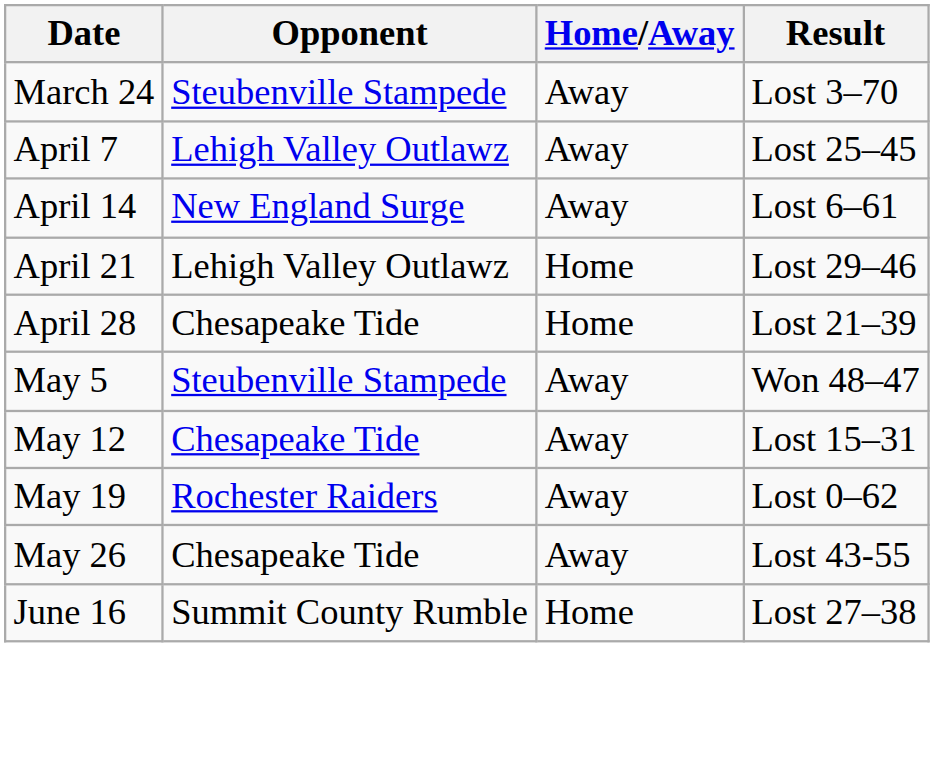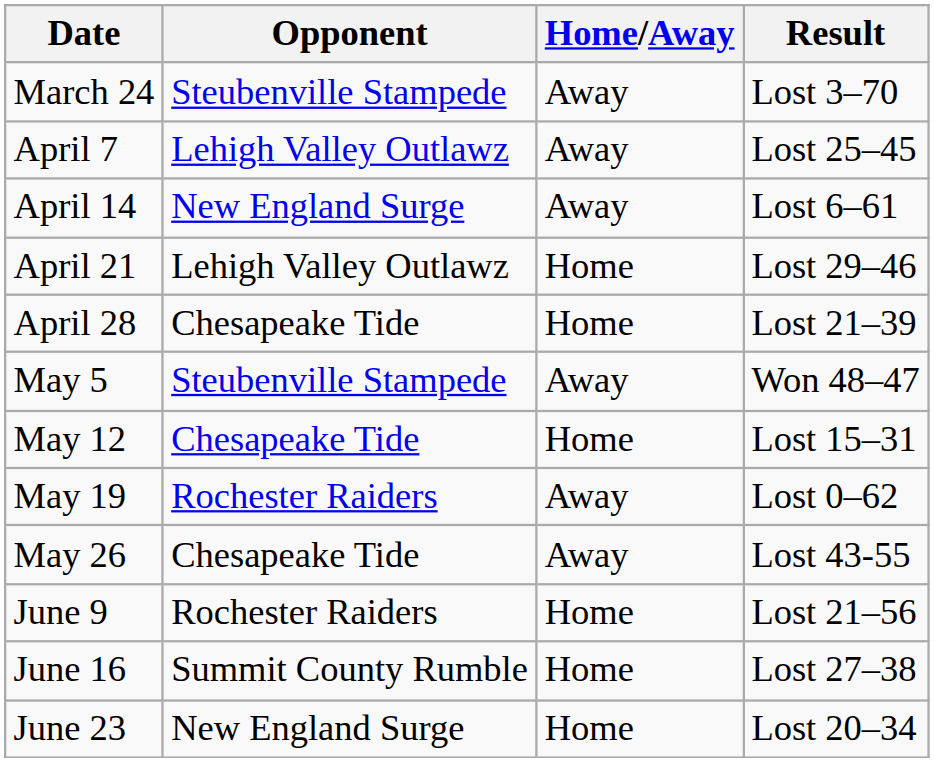(587, 438) Away -> (589, 438) Home
+ row: (61, 611)
+ row: (70, 727)
